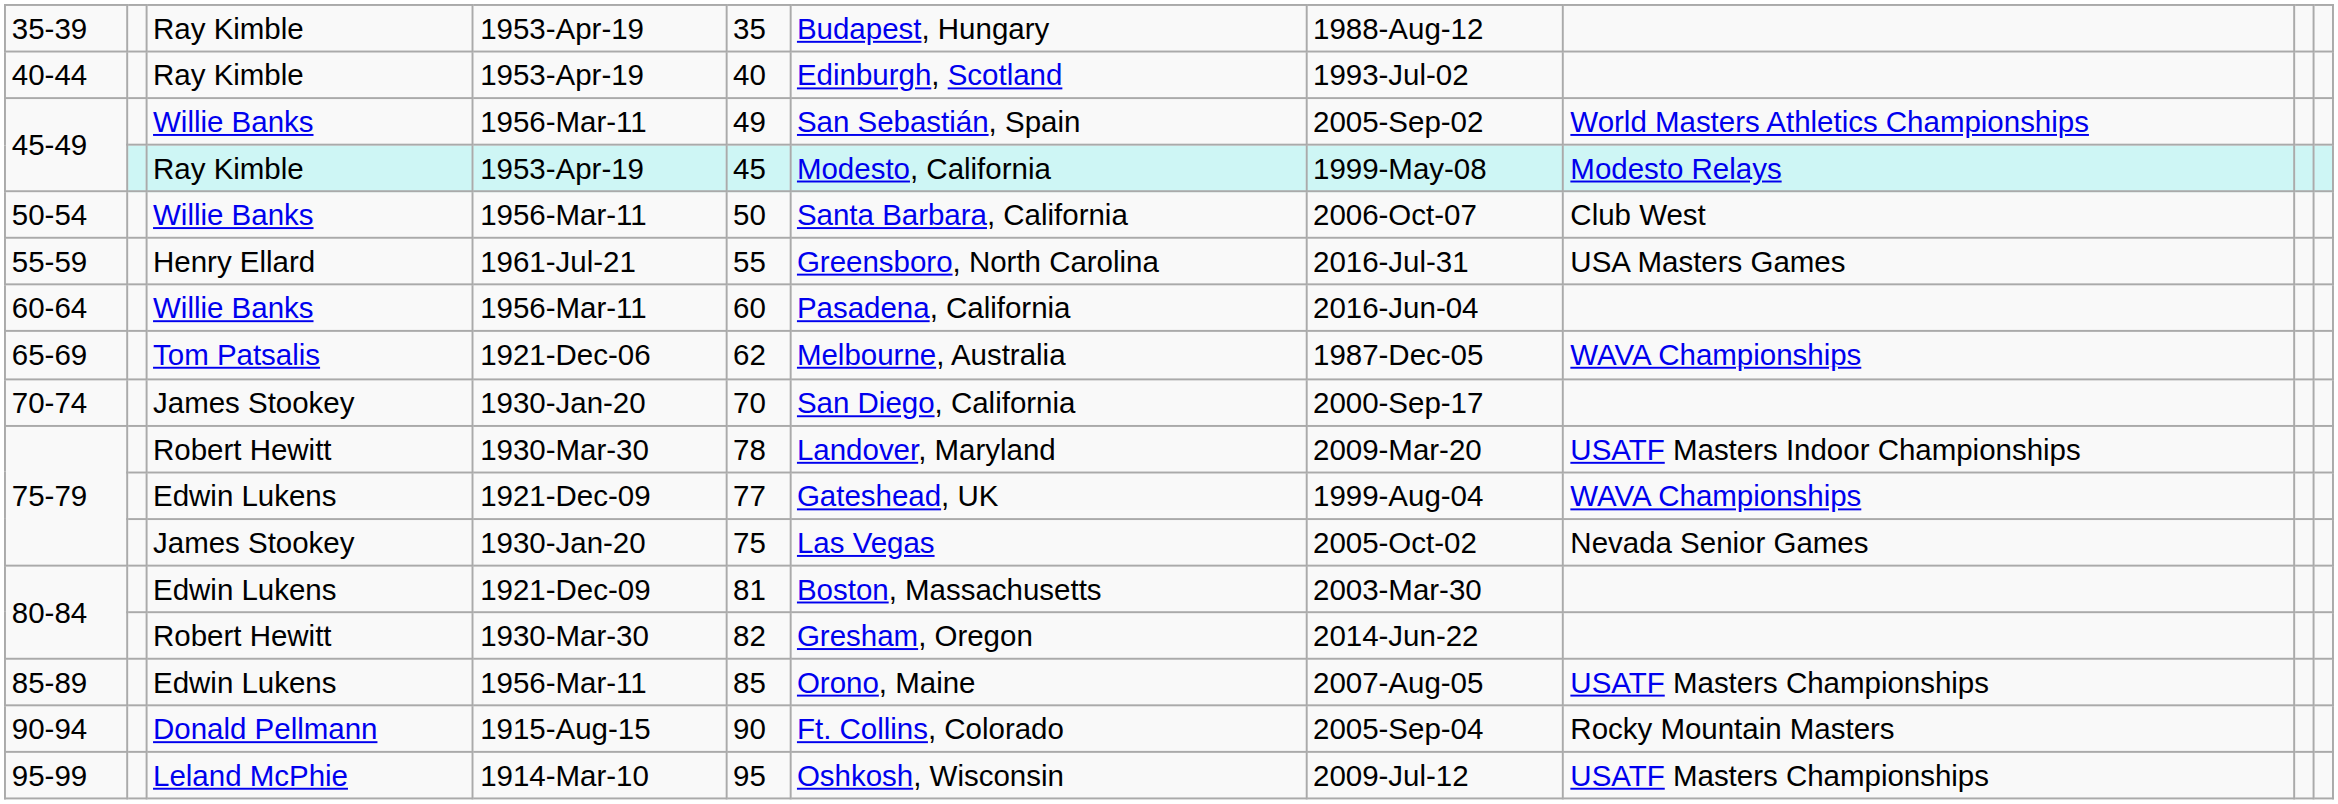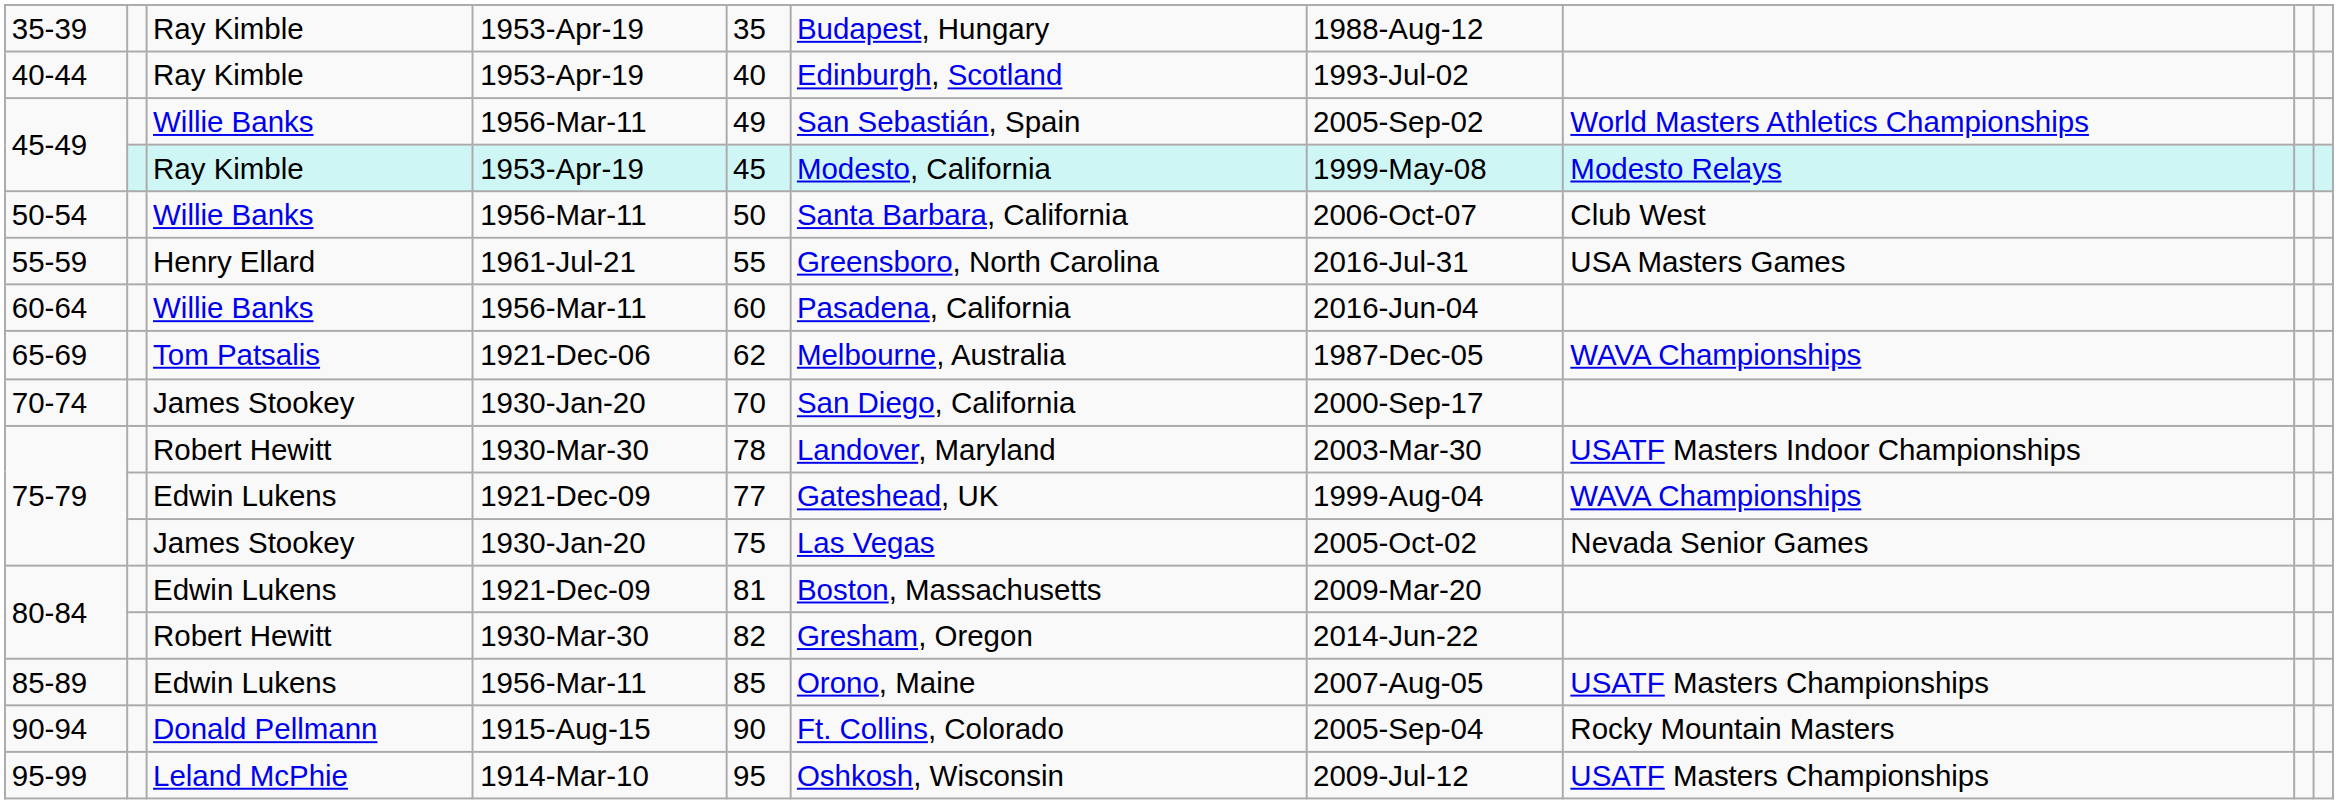(1397, 449) 2009-Mar-20 -> (1397, 449) 2003-Mar-30
(1397, 589) 2003-Mar-30 -> (1397, 589) 2009-Mar-20
